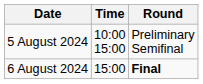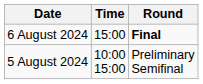rows swapped: (48, 41) <-> (48, 68)
